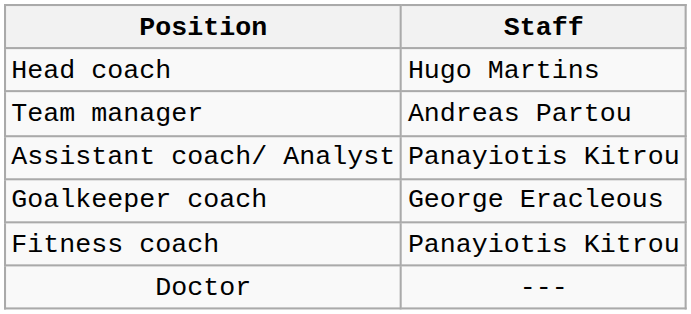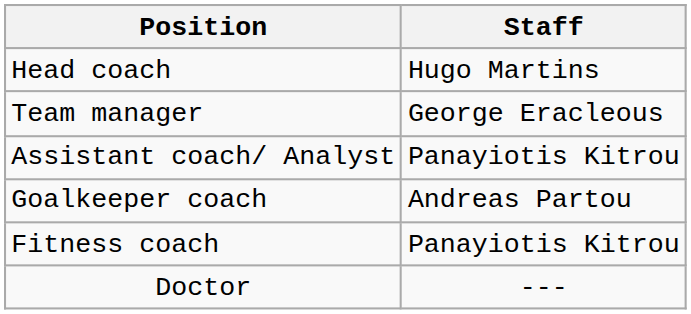(520, 114) Andreas Partou -> (536, 114) George Eracleous
(536, 200) George Eracleous -> (520, 200) Andreas Partou
